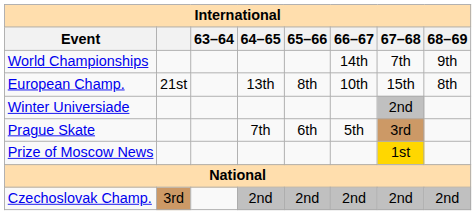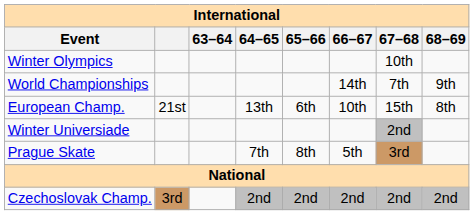+ row: (60, 61)
(307, 84) 8th -> (306, 107) 6th
(307, 130) 6th -> (306, 152) 8th
- row: (81, 152)
